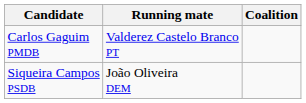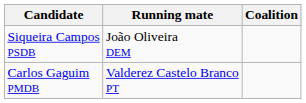rows swapped: (48, 44) <-> (54, 80)
